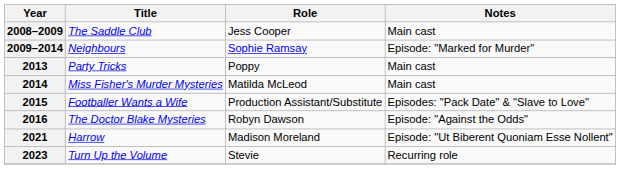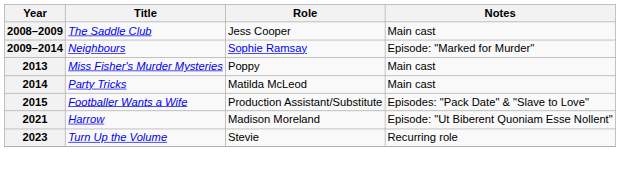(97, 66) Party Tricks -> (145, 66) Miss Fisher's Murder Mysteries
(145, 84) Miss Fisher's Murder Mysteries -> (97, 84) Party Tricks
- row: (35, 119)
